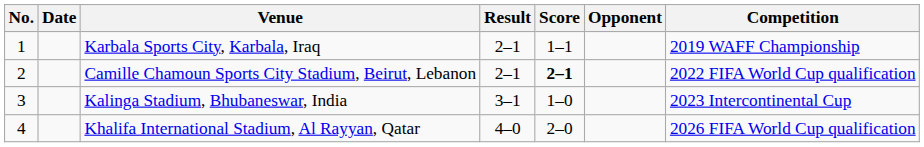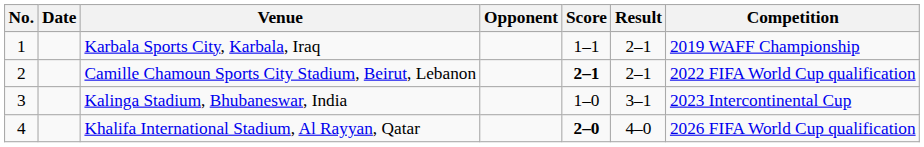columns swapped: (625, 18) <-> (508, 18)
(560, 127) normal -> (586, 127) bold
